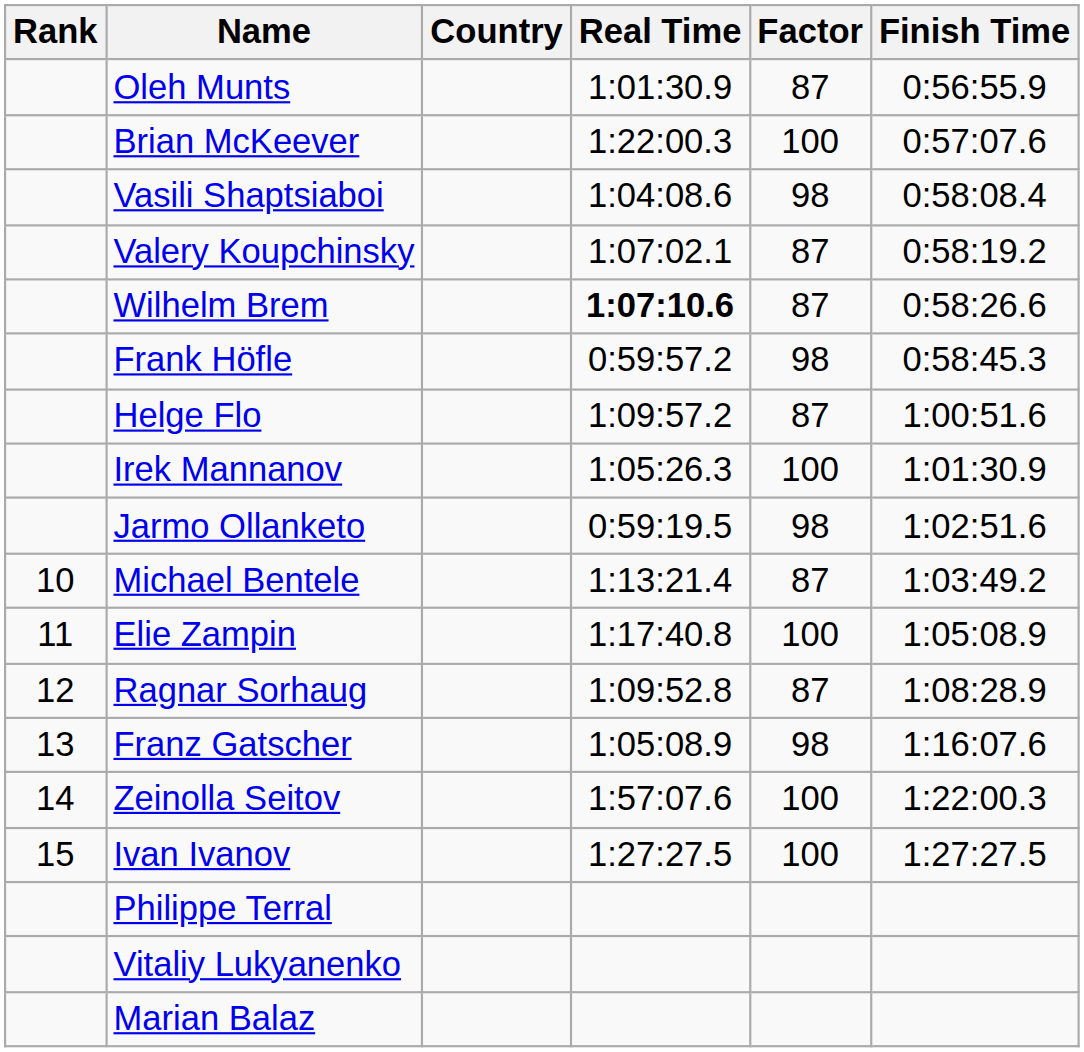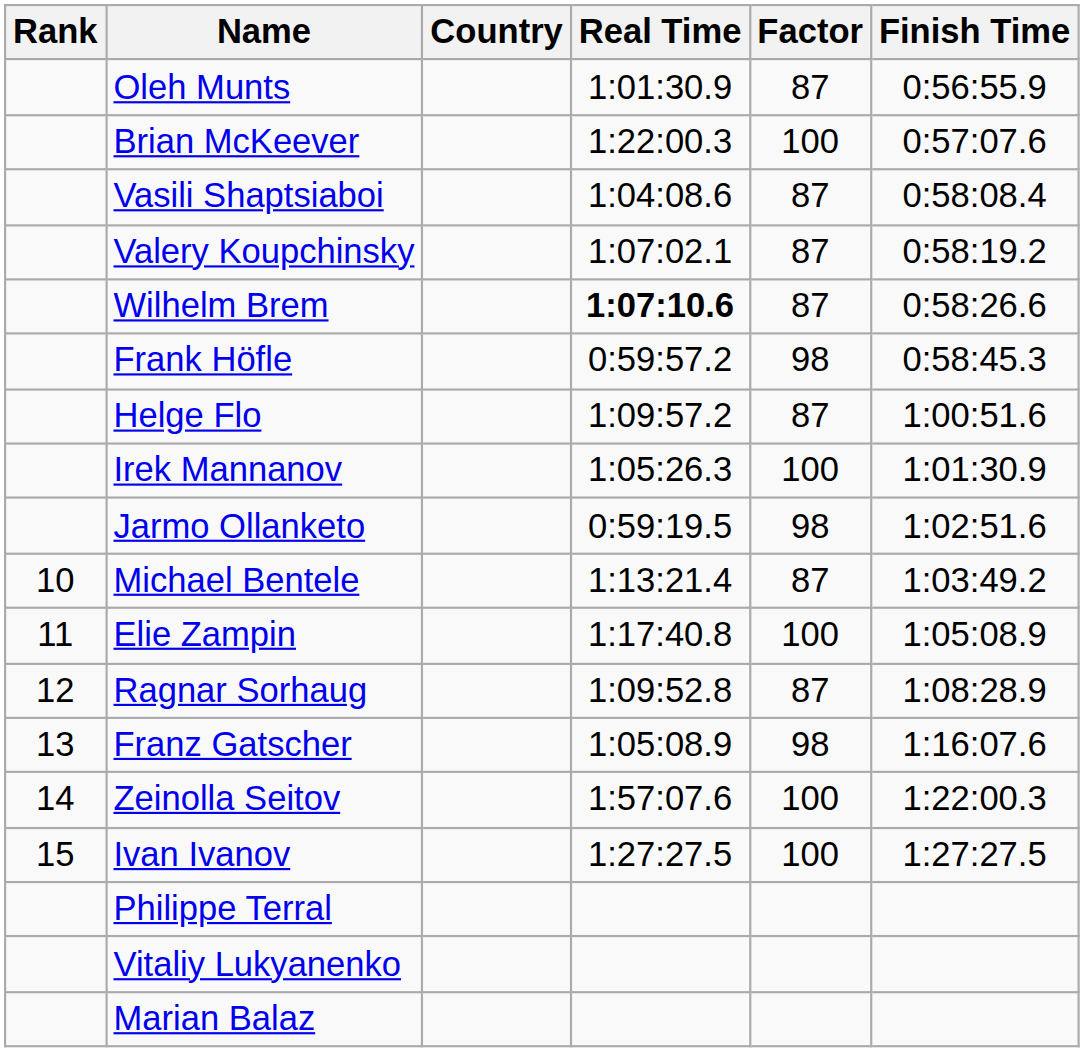(810, 196) 98 -> (810, 196) 87
